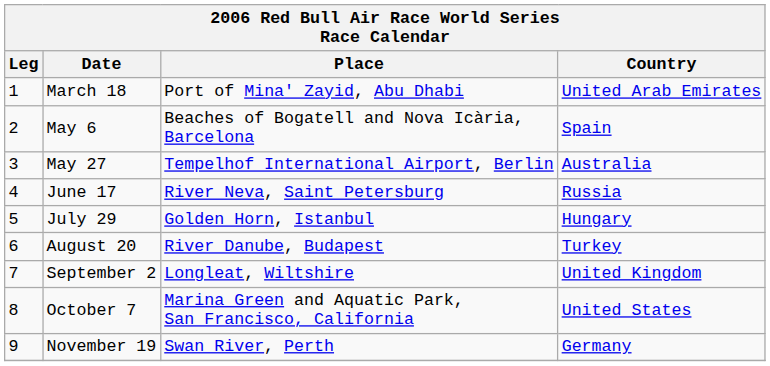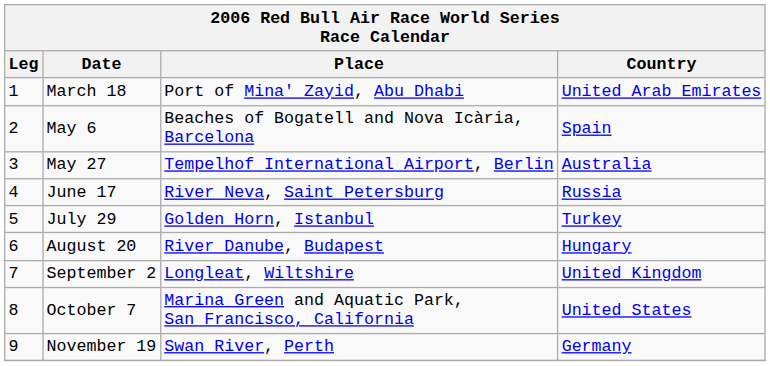(597, 219) Hungary -> (592, 219) Turkey
(592, 246) Turkey -> (597, 246) Hungary
